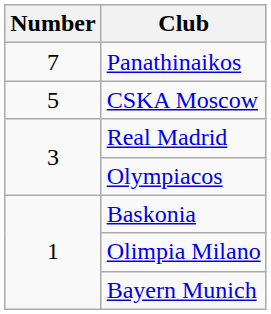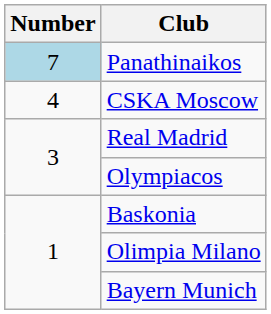(53, 61) no background -> (53, 61) lightblue background
(53, 99) 5 -> (53, 99) 4
